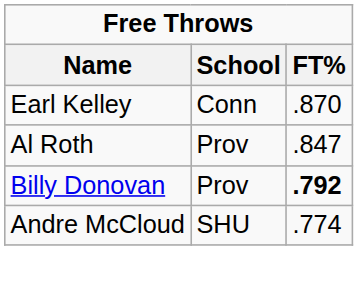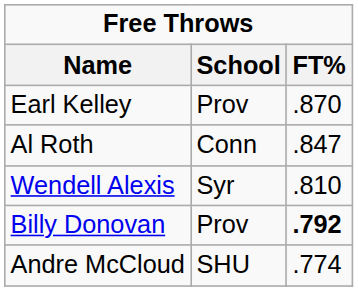(227, 104) Conn -> (223, 104) Prov
(223, 144) Prov -> (227, 144) Conn
+ row: (93, 184)
